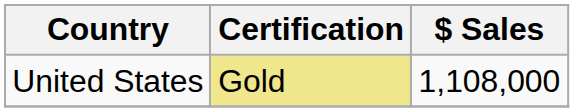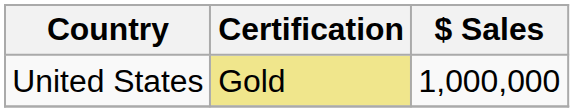(489, 80) 1,108,000 -> (489, 80) 1,000,000
